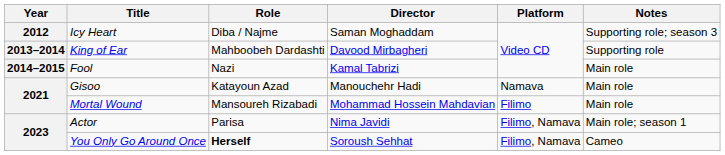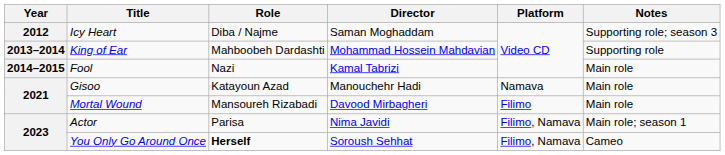(379, 50) Davood Mirbagheri -> (413, 50) Mohammad Hossein Mahdavian
(413, 104) Mohammad Hossein Mahdavian -> (379, 104) Davood Mirbagheri
